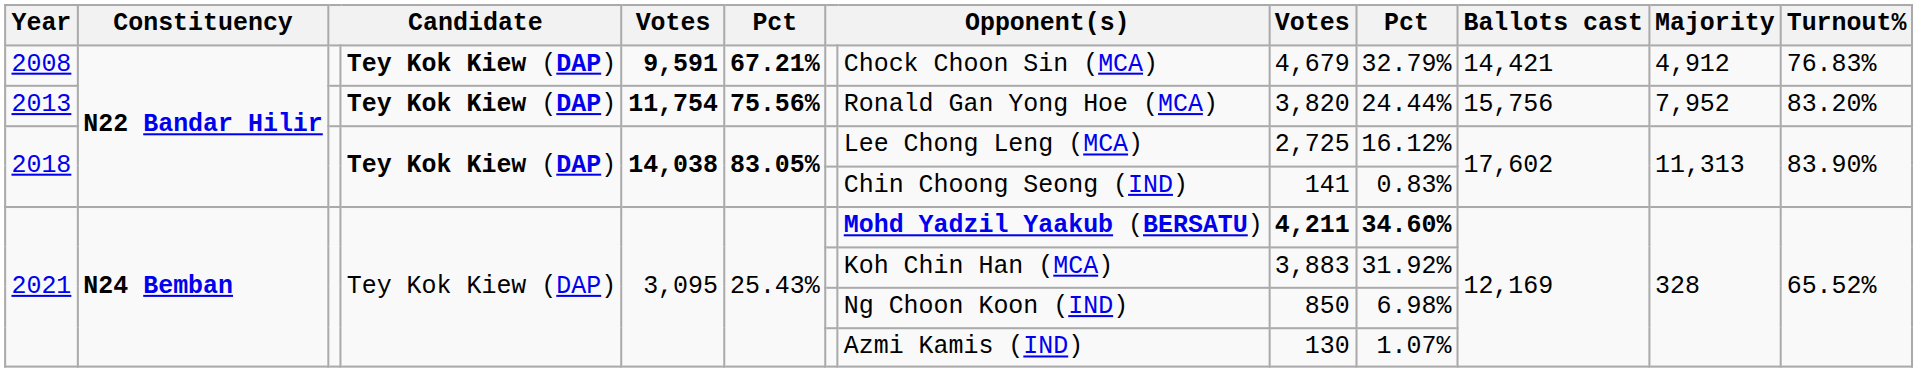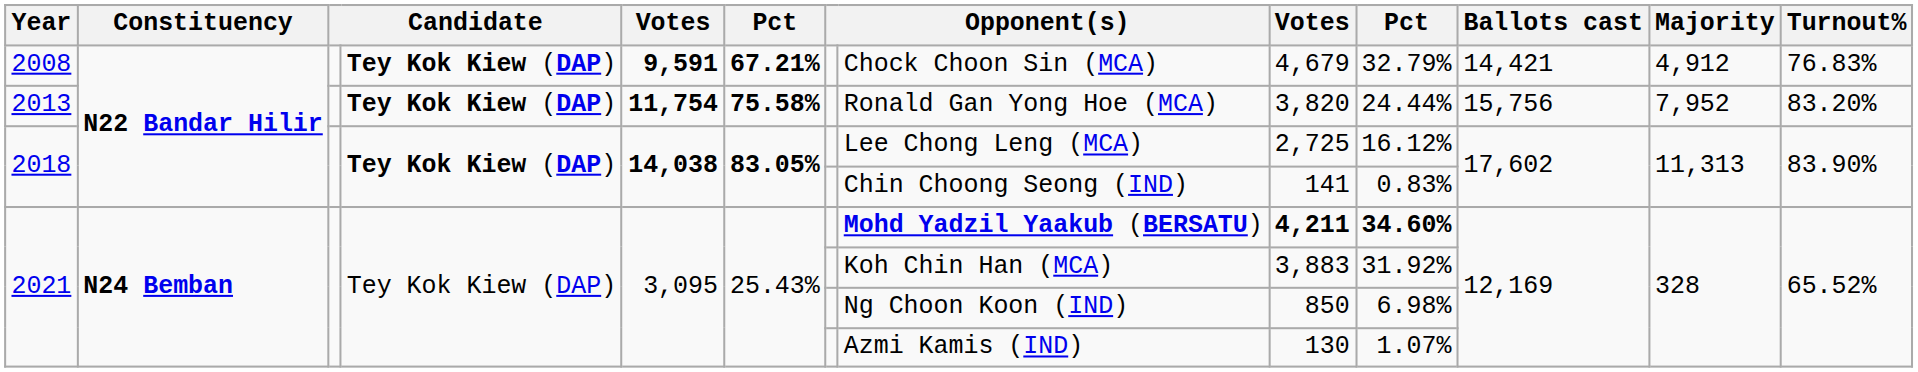(775, 106) 75.56% -> (775, 106) 75.58%
